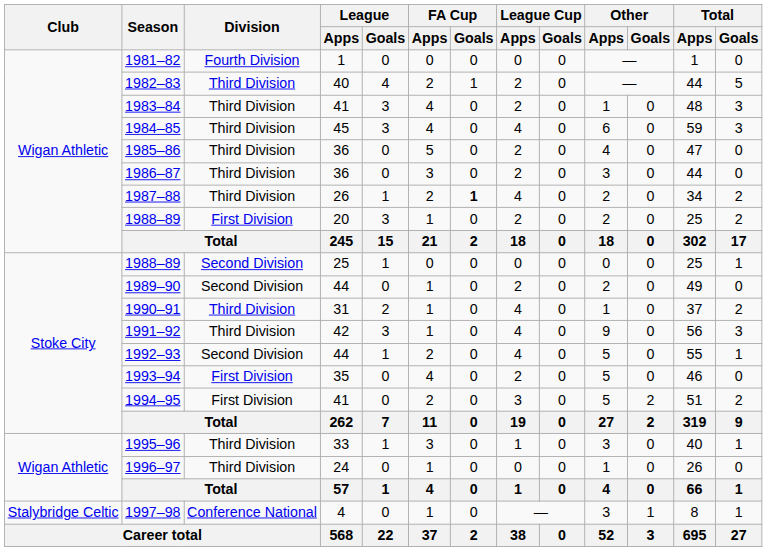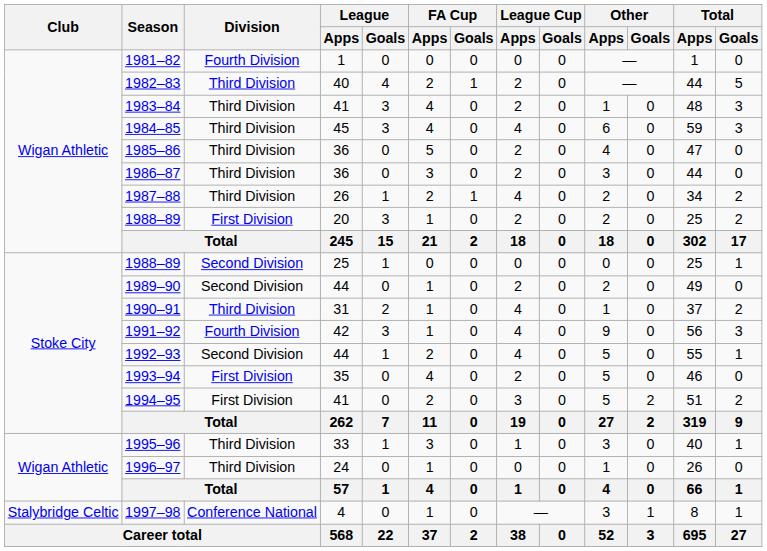(474, 196) bold -> (474, 196) normal
(252, 331) Third Division -> (252, 331) Fourth Division
